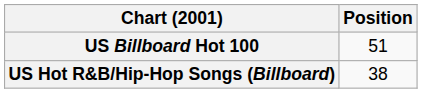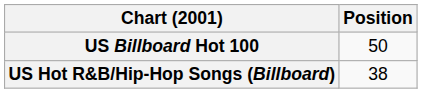(378, 46) 51 -> (378, 46) 50
